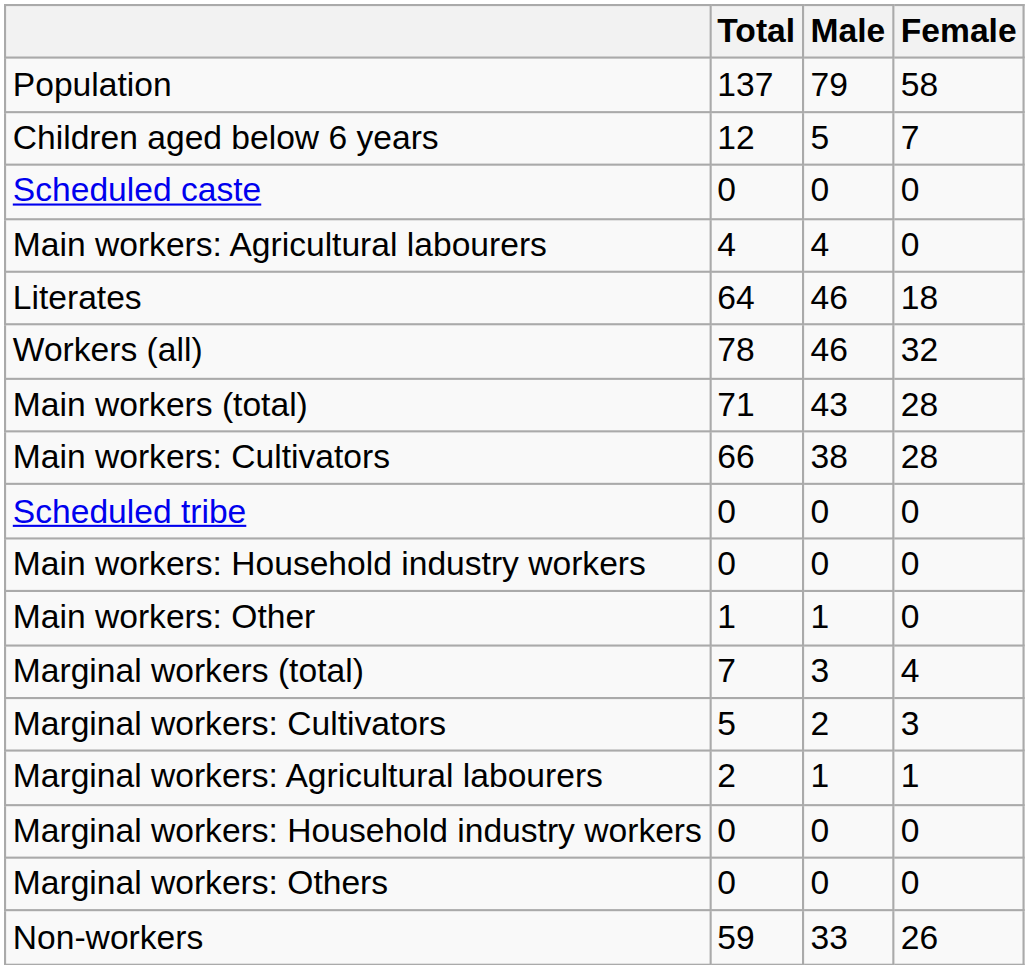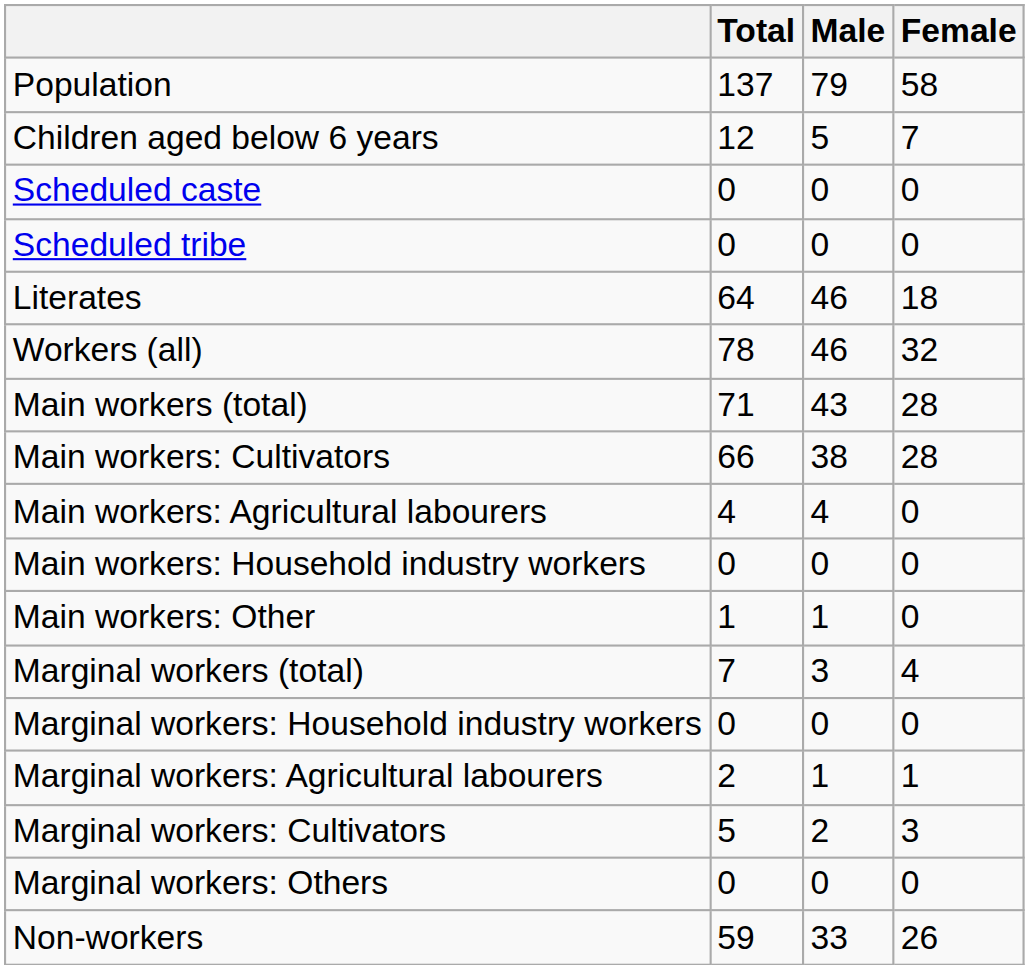rows swapped: (130, 510) <-> (280, 244)
rows swapped: (229, 723) <-> (357, 830)
